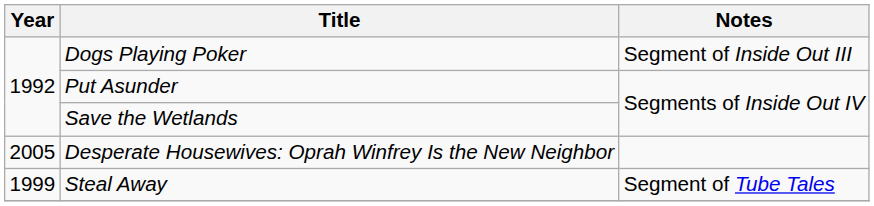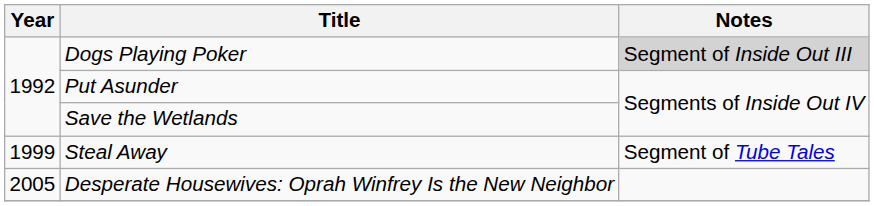(738, 53) no background -> (738, 53) lightgrey background
rows swapped: (116, 184) <-> (339, 151)
